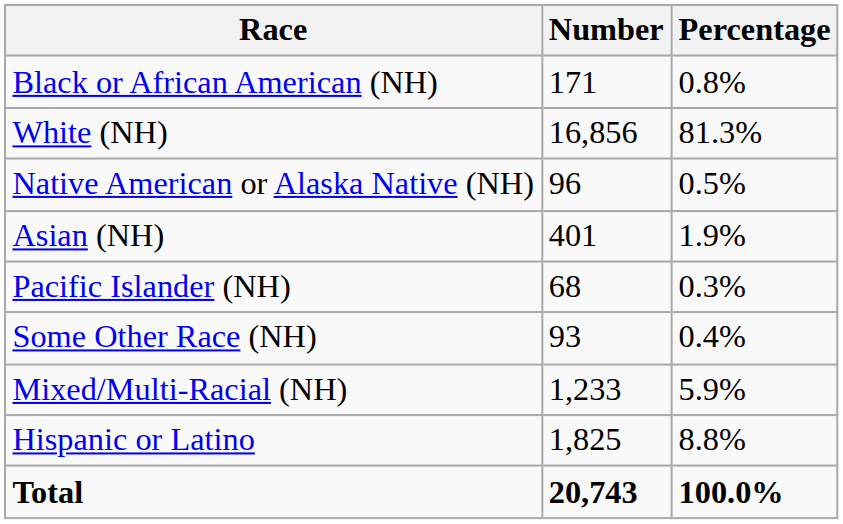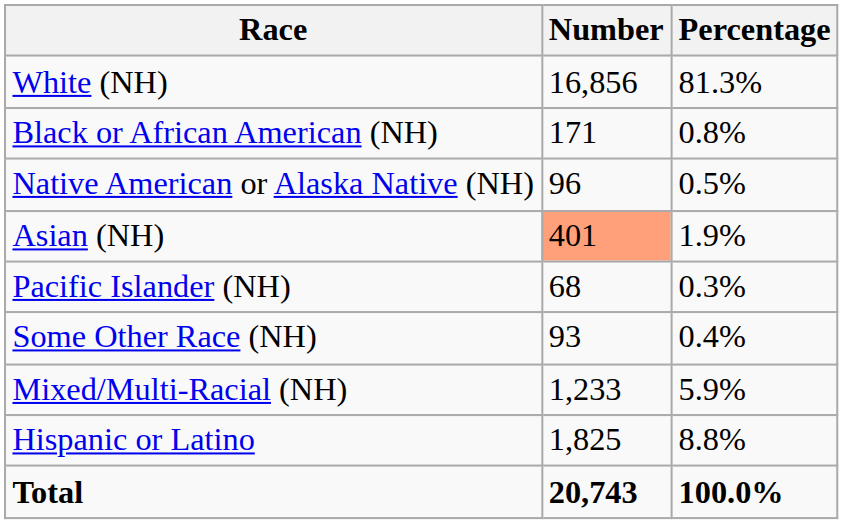rows swapped: (90, 132) <-> (225, 81)
(573, 235) no background -> (573, 235) lightsalmon background
